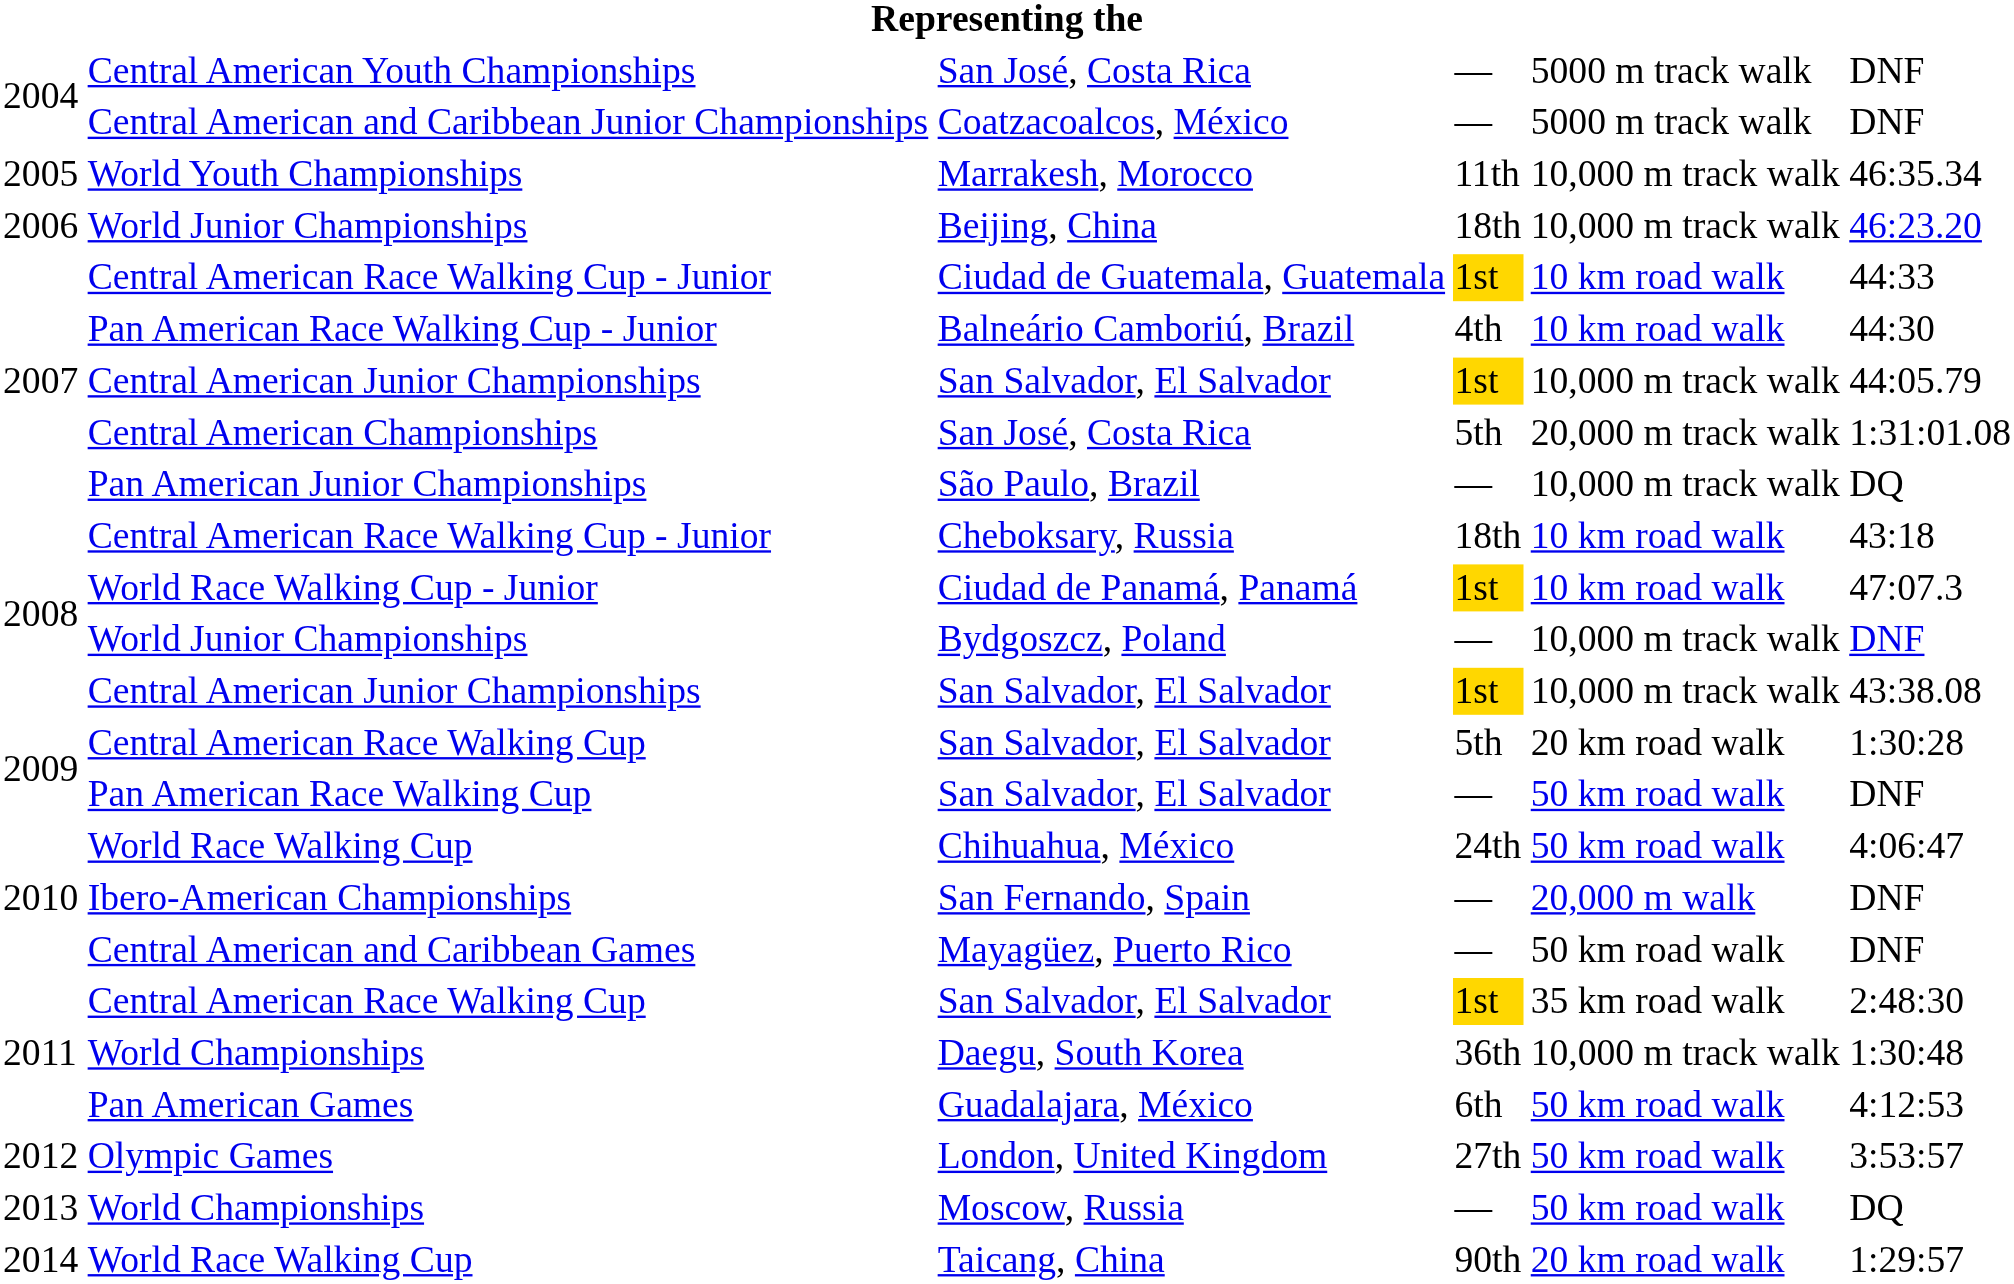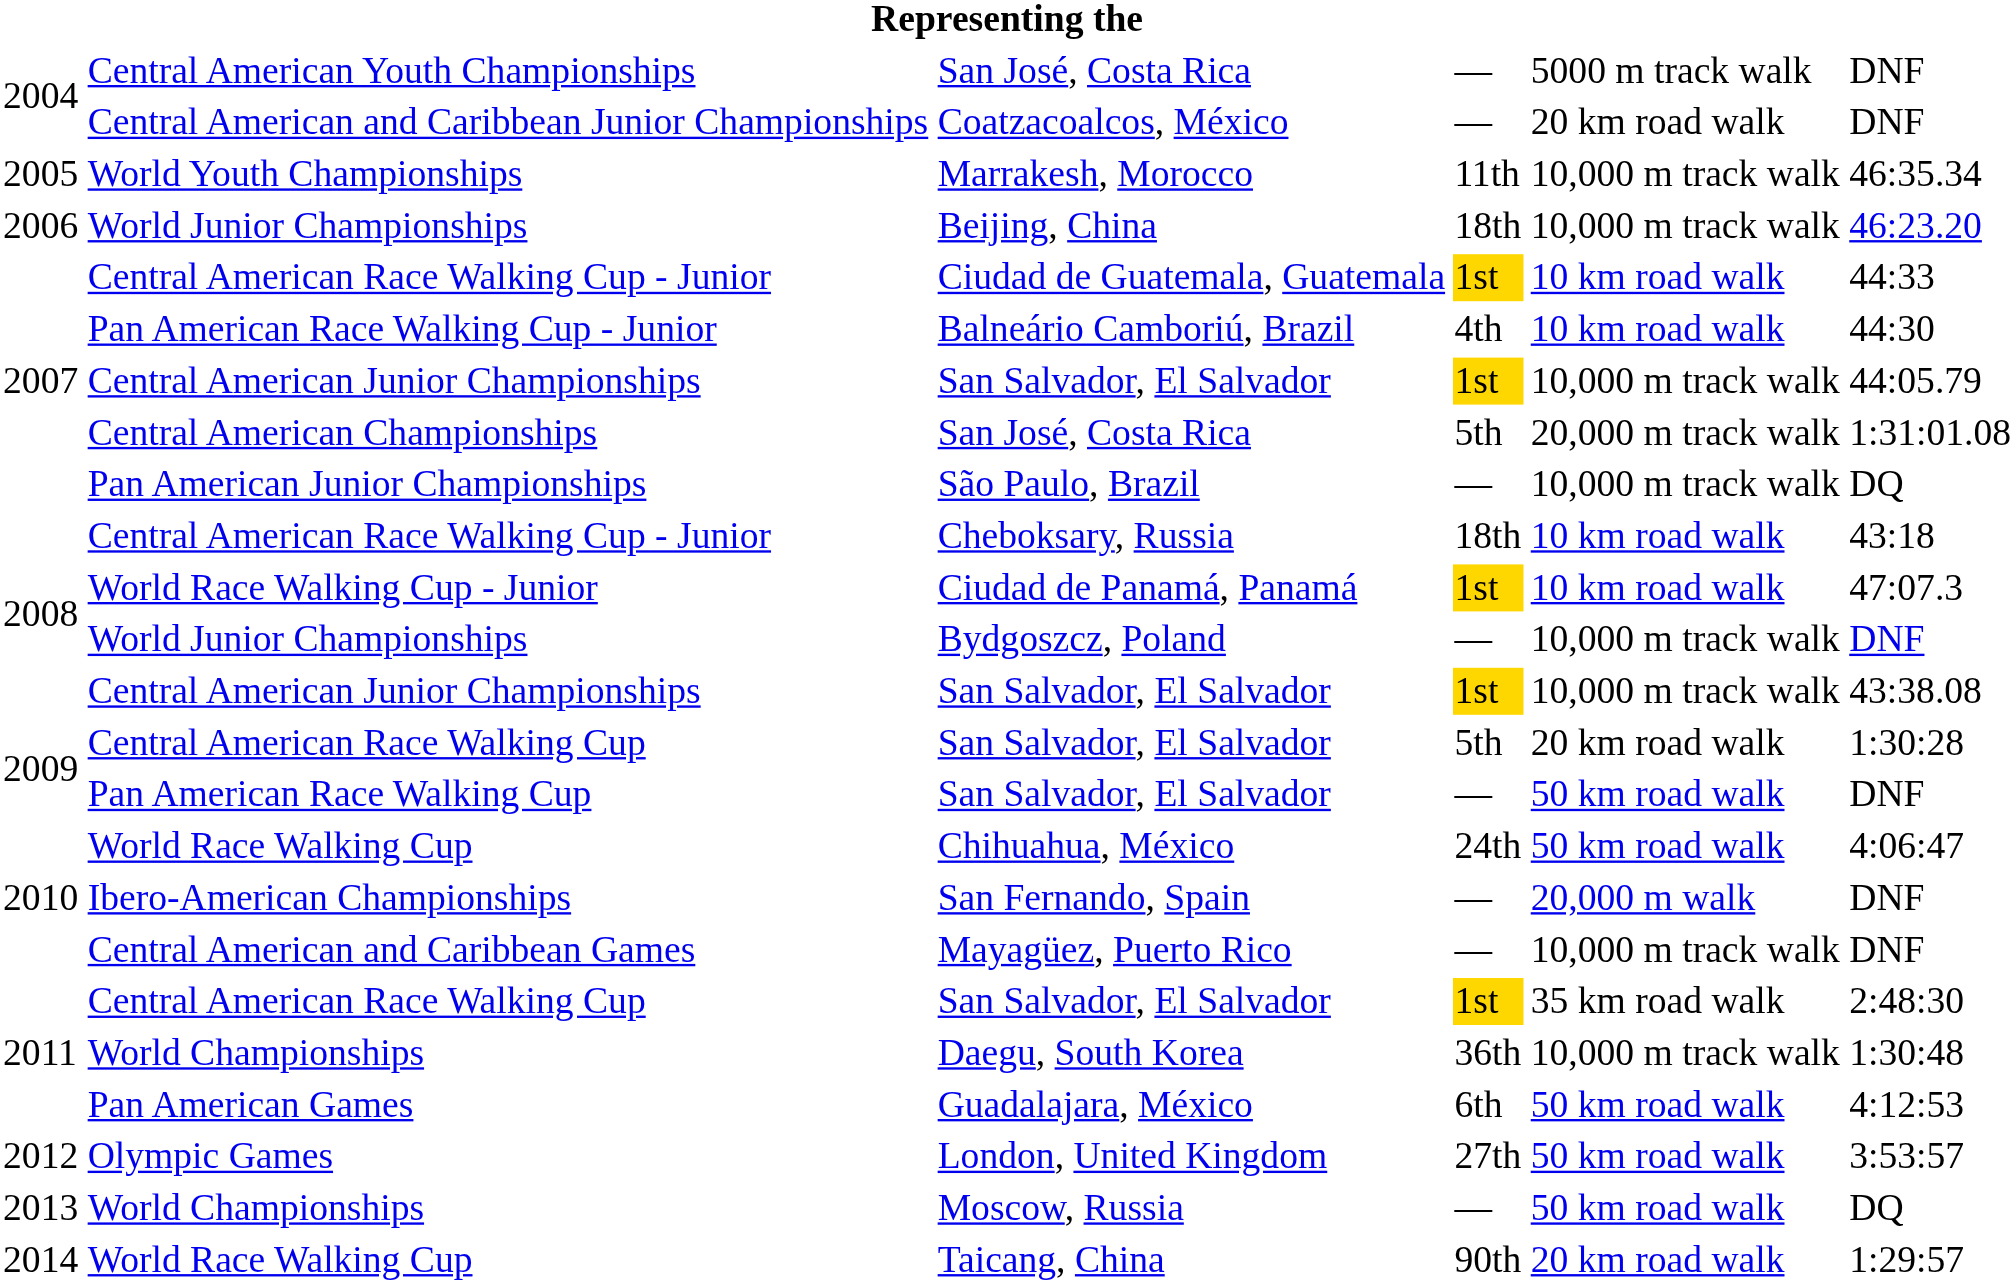(1671, 121) 5000 m track walk -> (1658, 121) 20 km road walk
(1658, 949) 50 km road walk -> (1685, 949) 10,000 m track walk
